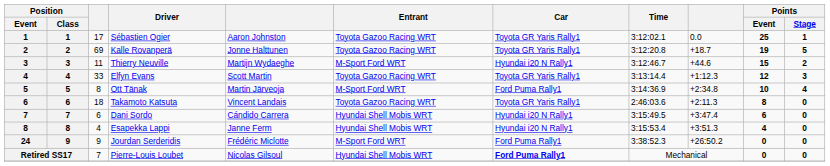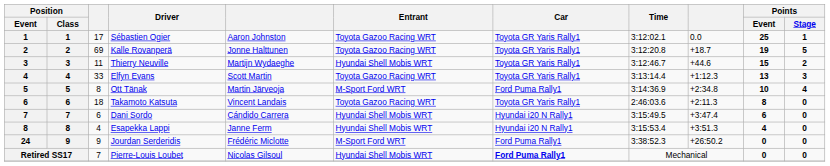(371, 63) M-Sport Ford WRT -> (384, 63) Hyundai Shell Mobis WRT
(534, 63) Hyundai i20 N Rally1 -> (538, 63) Toyota GR Yaris Rally1
(764, 76) 12 -> (764, 76) 13
